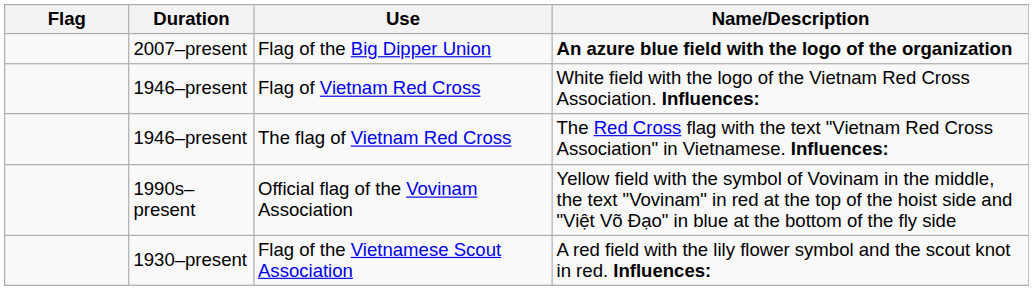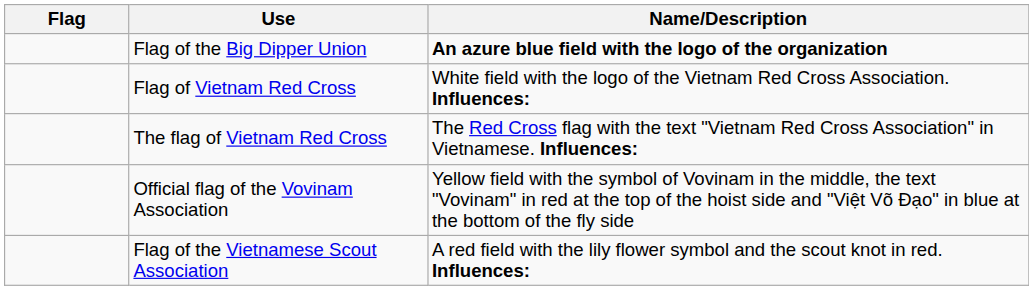- column: (191, 19)
